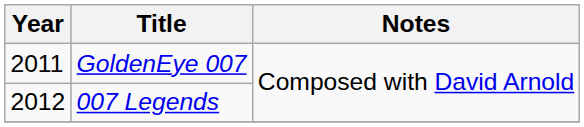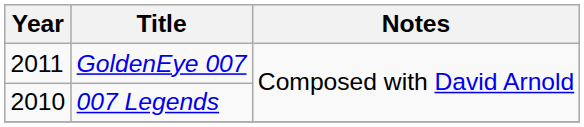(38, 102) 2012 -> (38, 102) 2010
